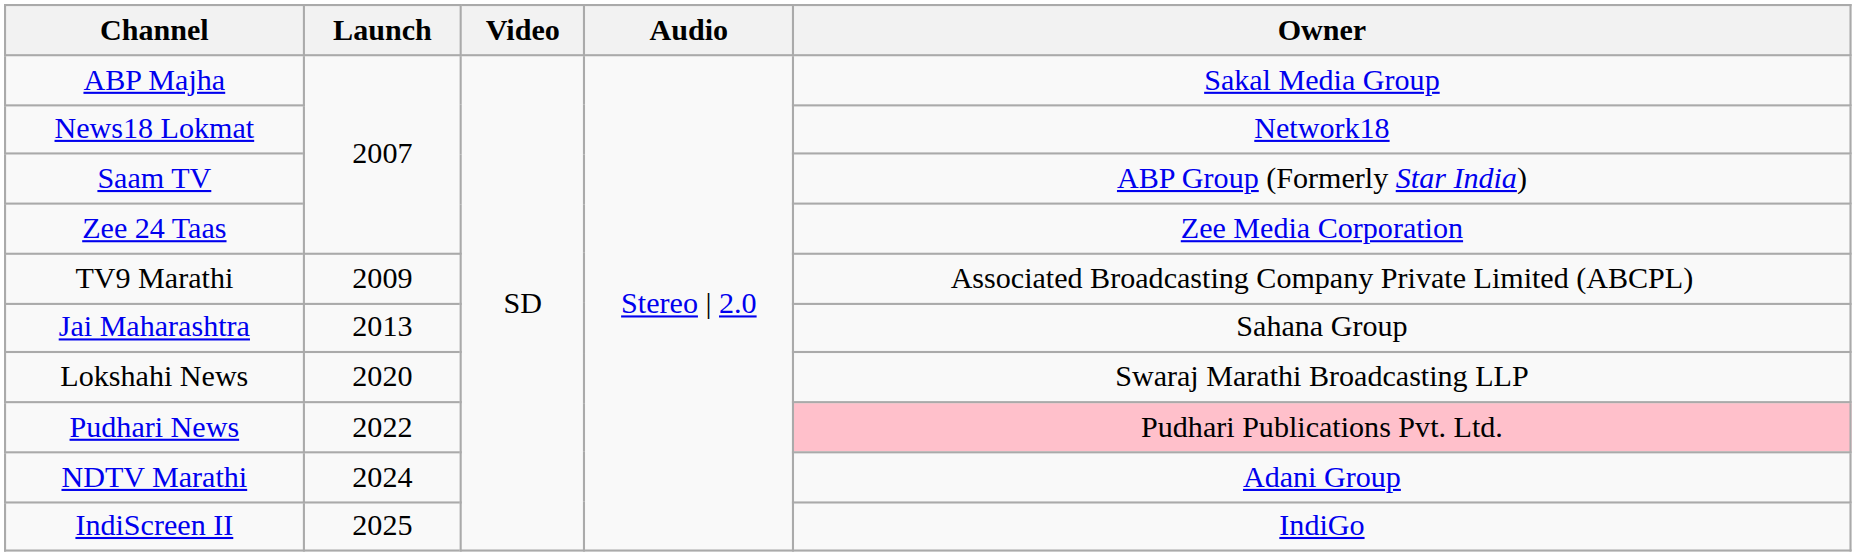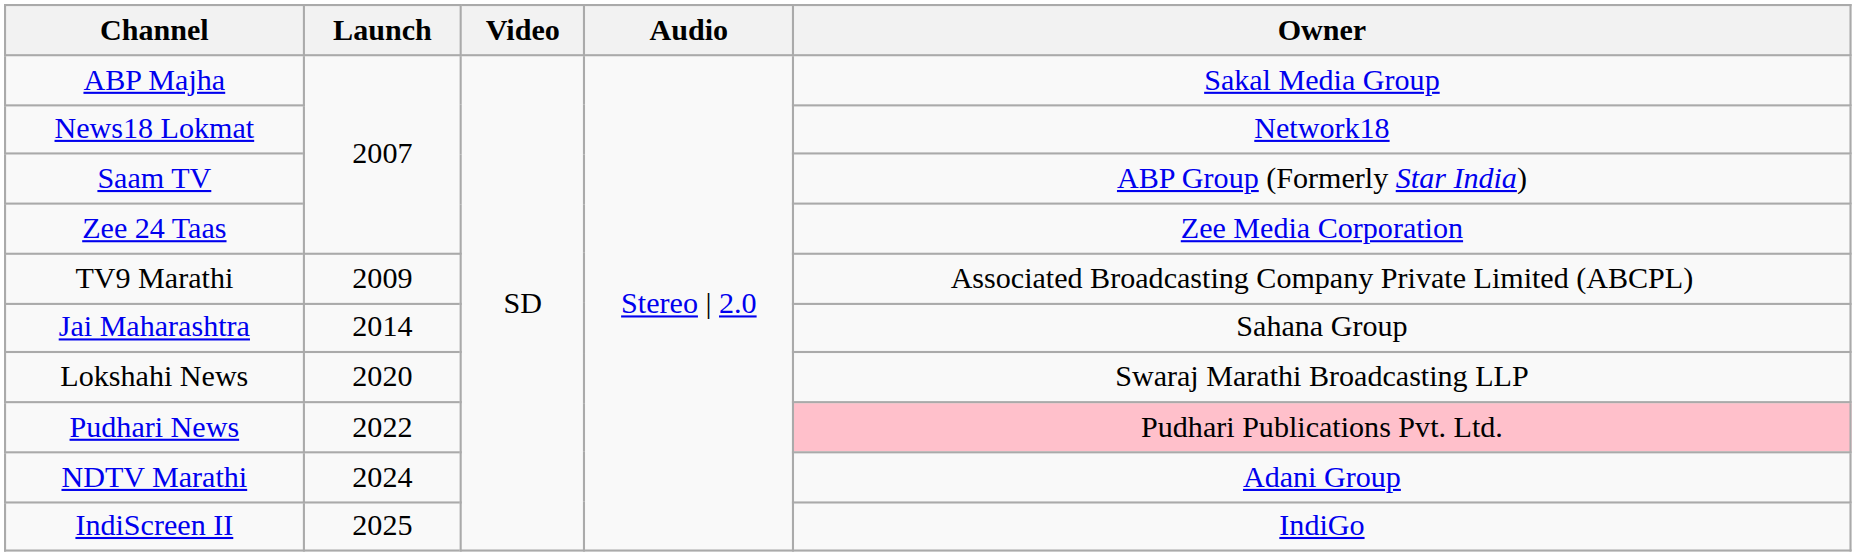(382, 327) 2013 -> (382, 327) 2014
